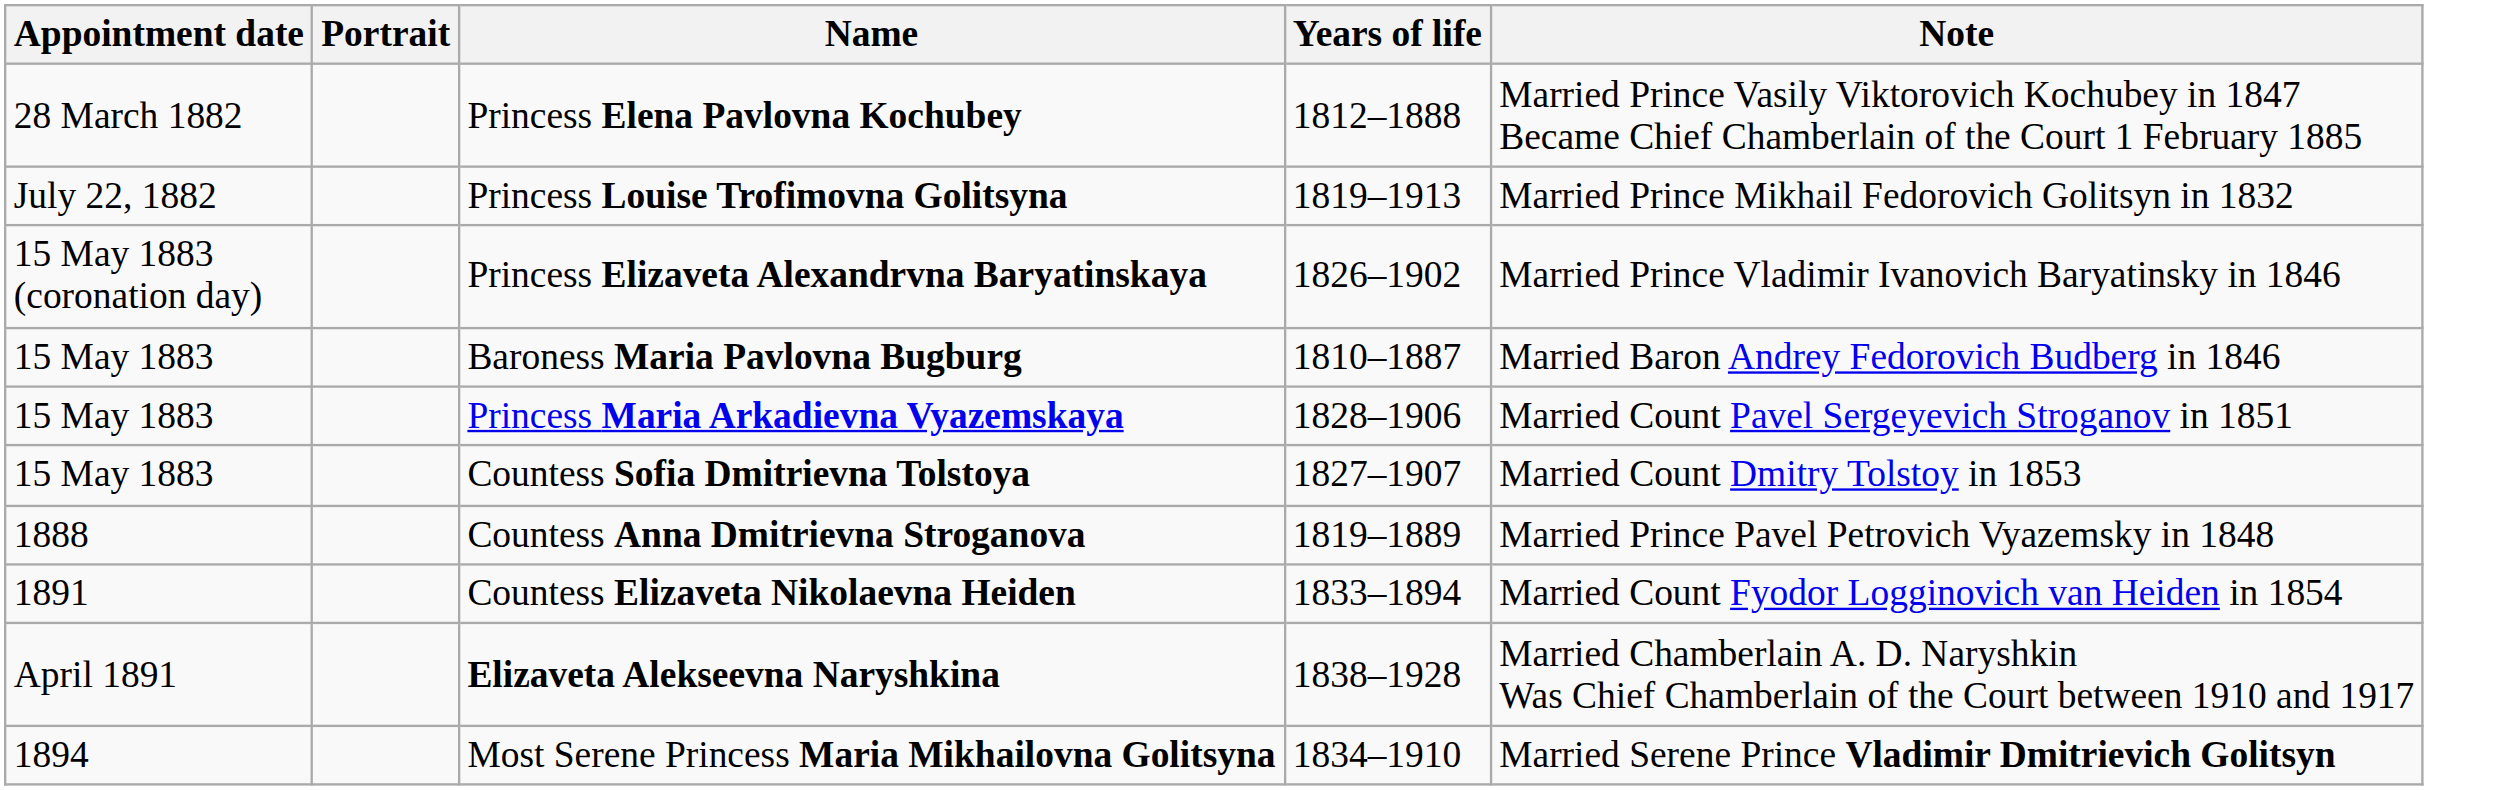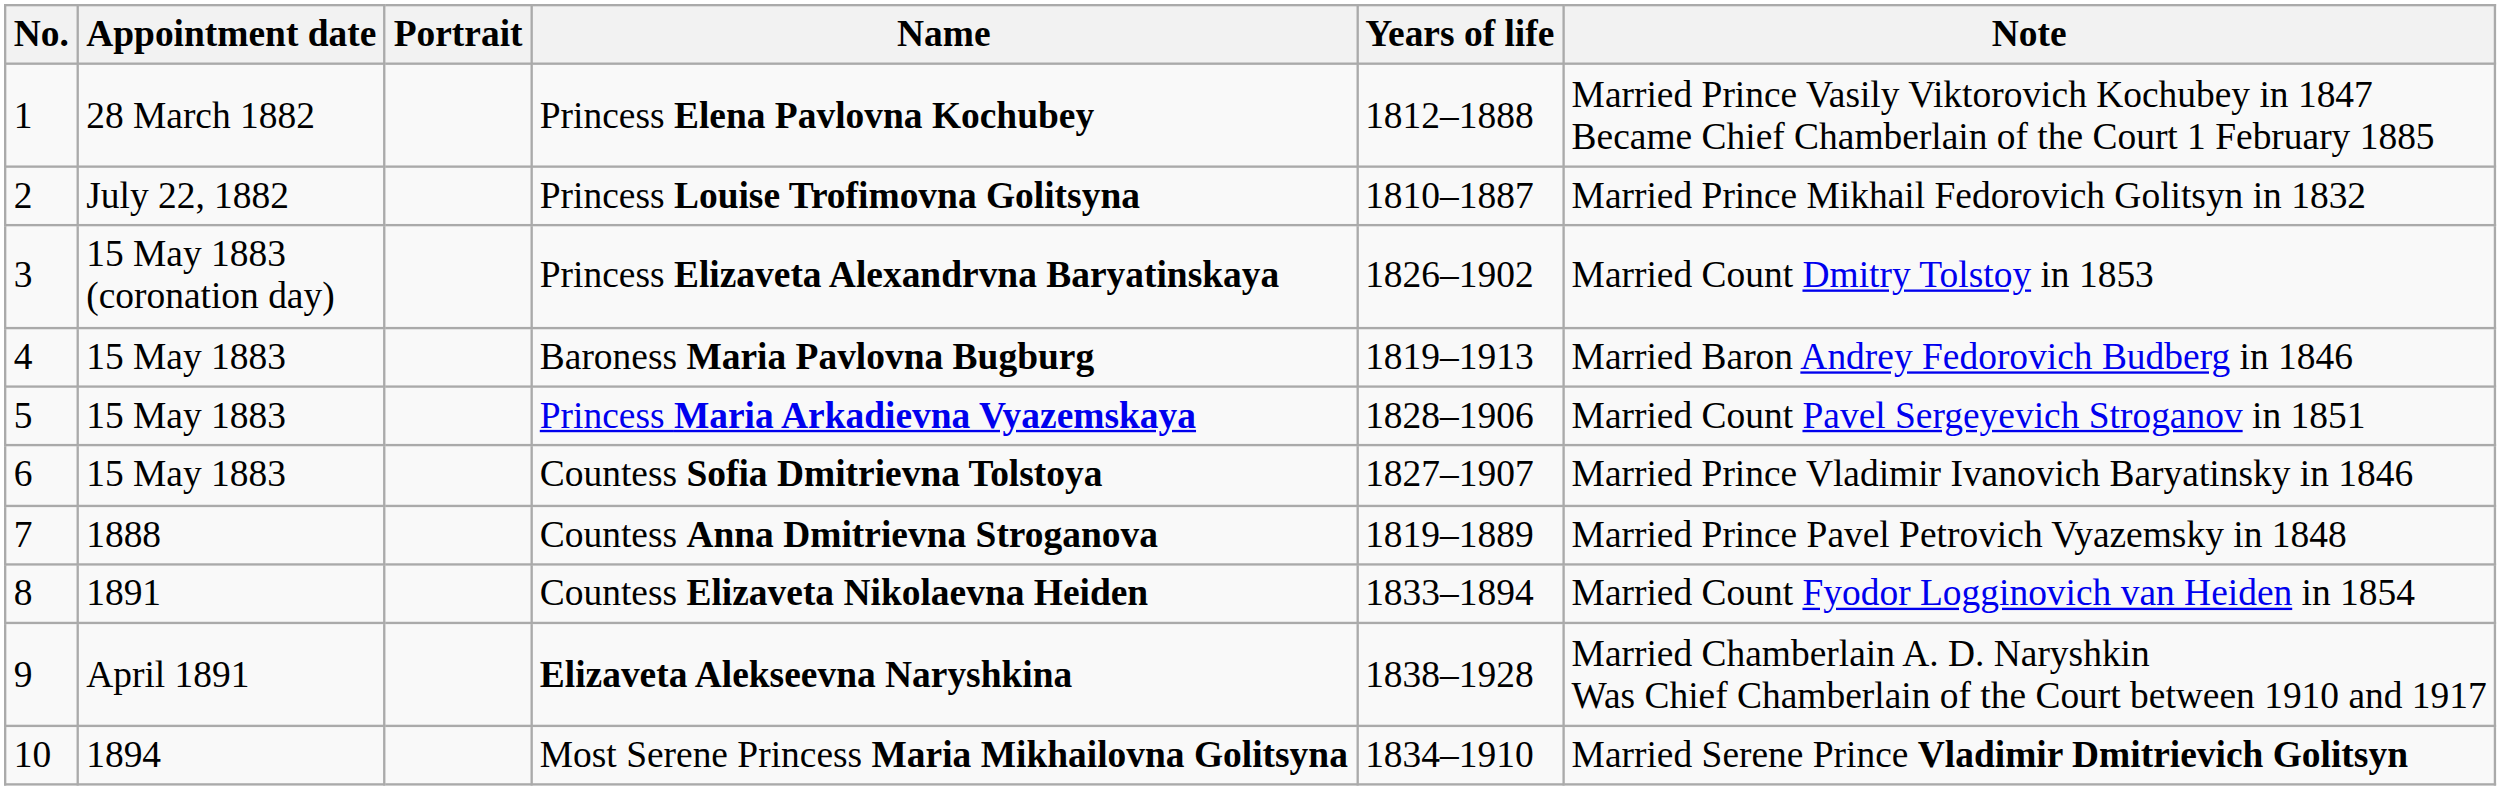+ column: (41, 34)
(1377, 195) 1819–1913 -> (1449, 195) 1810–1887
(1920, 275) Married Prince Vladimir Ivanovich Baryatinsky in 1846 -> (1863, 275) Married Count Dmitry Tolstoy in 1853
(1377, 355) 1810–1887 -> (1449, 355) 1819–1913
(1790, 474) Married Count Dmitry Tolstoy in 1853 -> (1992, 474) Married Prince Vladimir Ivanovich Baryatinsky in 1846
